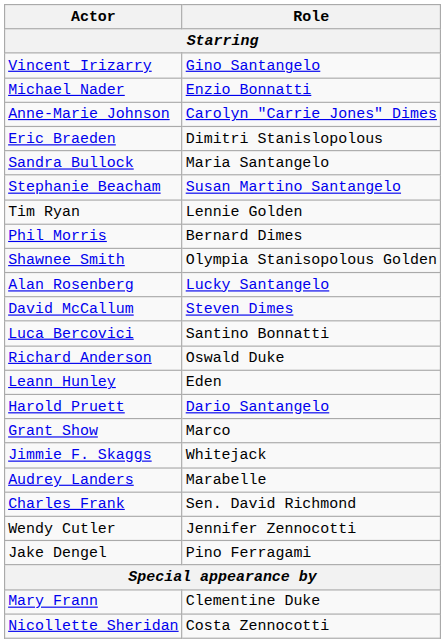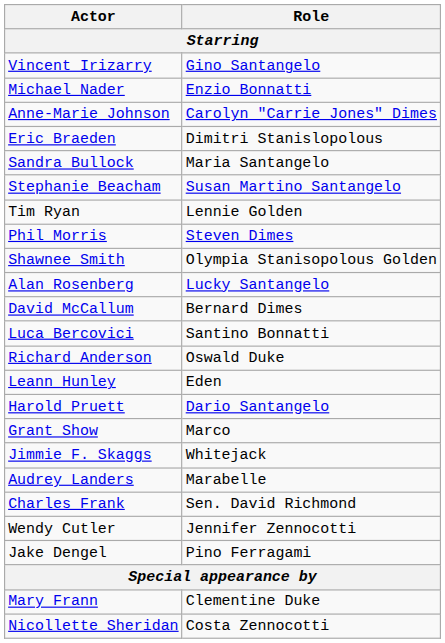(244, 236) Bernard Dimes -> (240, 236) Steven Dimes
(240, 309) Steven Dimes -> (244, 309) Bernard Dimes
